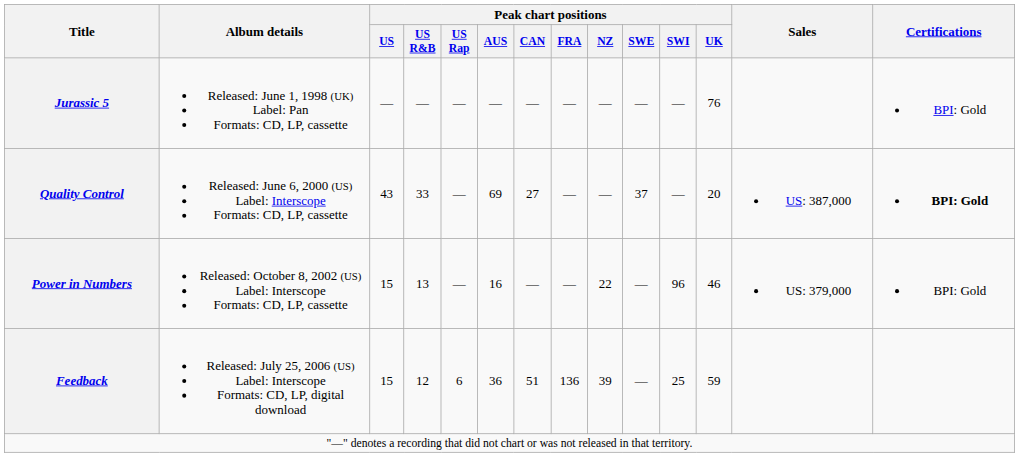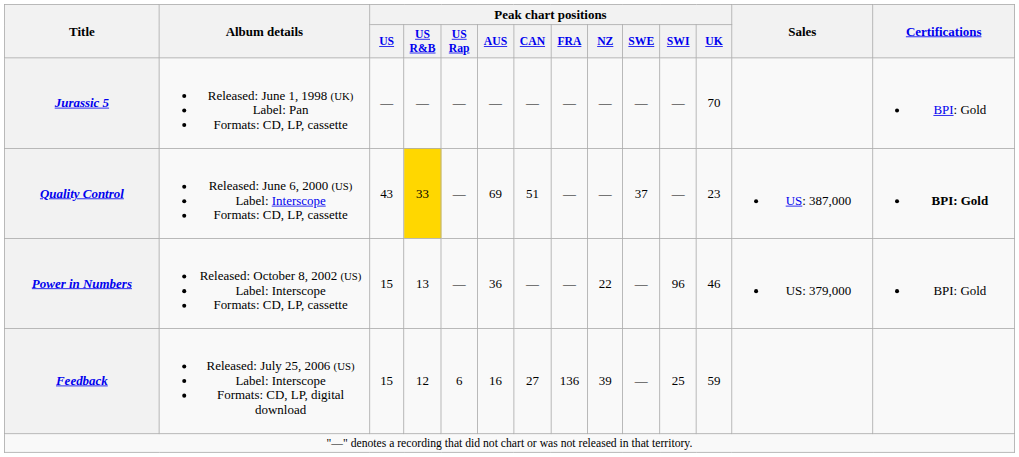(714, 103) 76 -> (714, 103) 70
(423, 193) no background -> (423, 193) gold background
(532, 193) 27 -> (532, 193) 51
(714, 193) 20 -> (714, 193) 23
(496, 283) 16 -> (496, 283) 36
(496, 381) 36 -> (496, 381) 16
(532, 381) 51 -> (532, 381) 27
